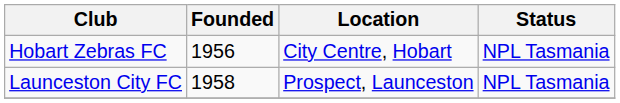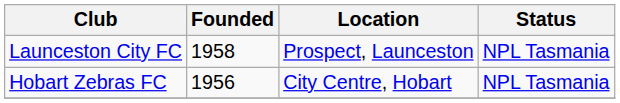rows swapped: (88, 51) <-> (96, 82)
